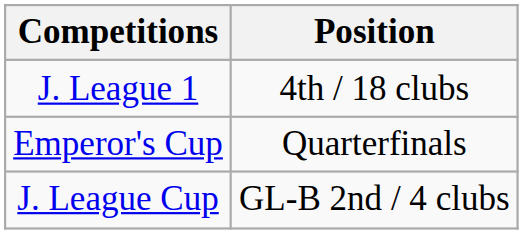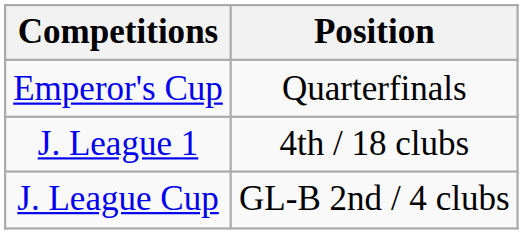rows swapped: (118, 87) <-> (118, 143)
